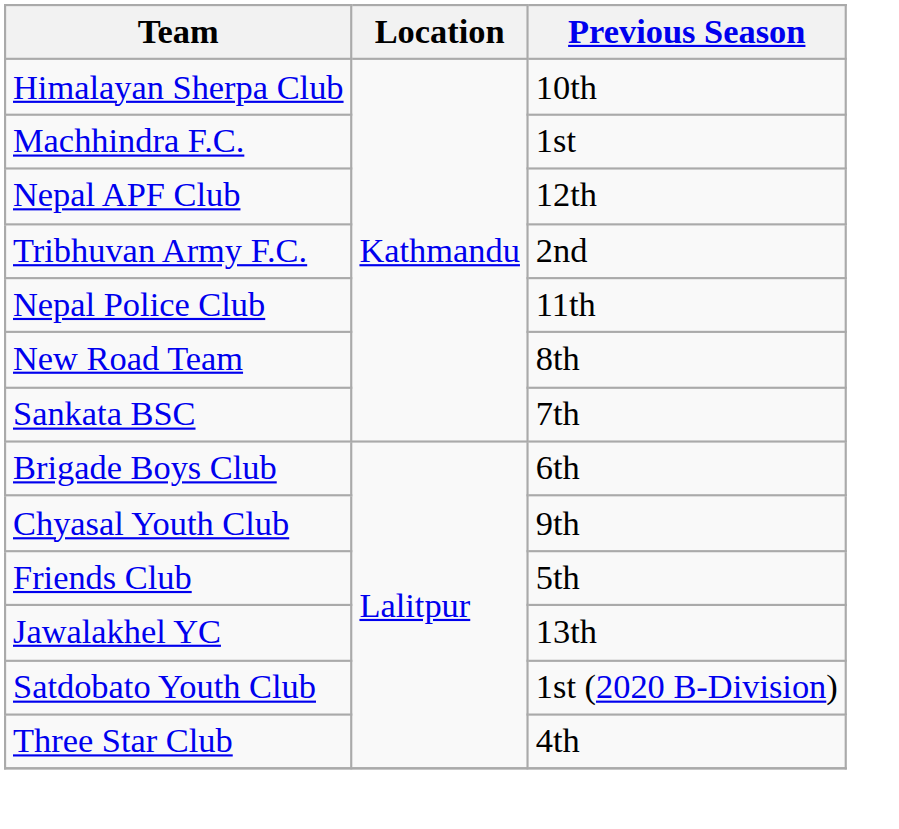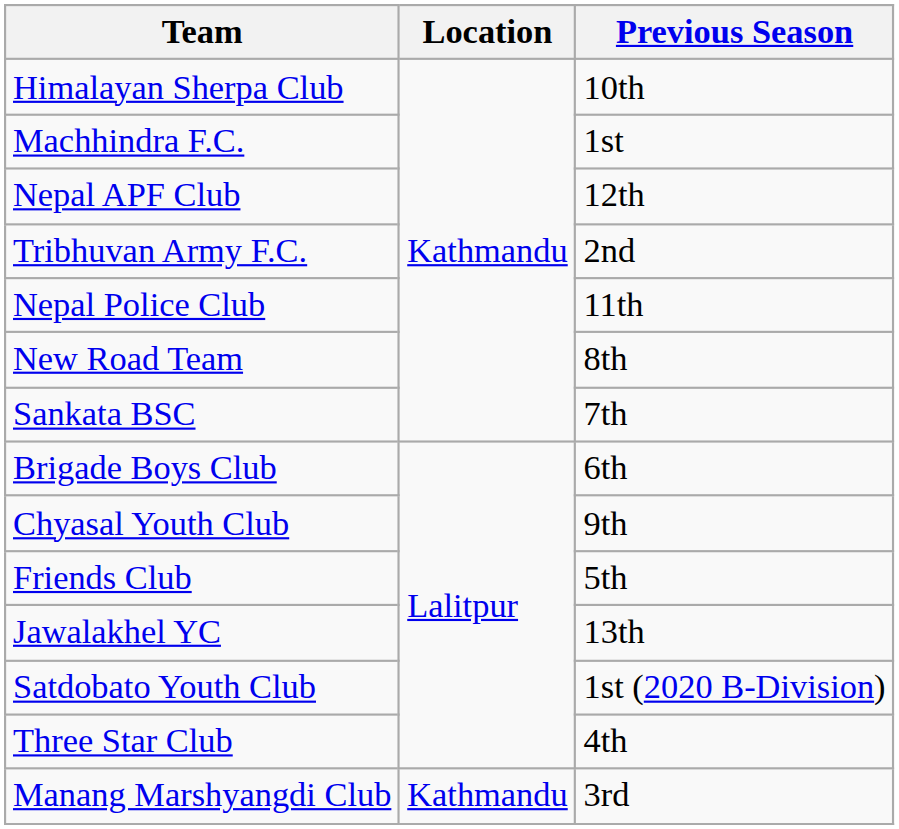+ row: (202, 795)
